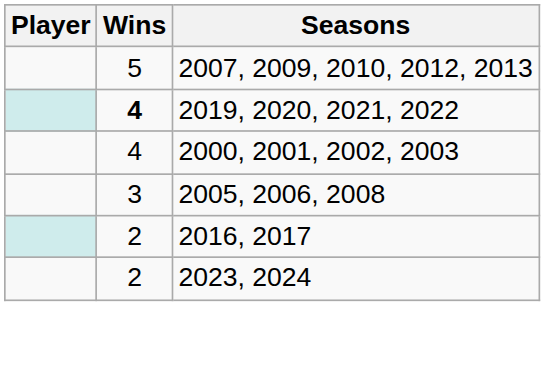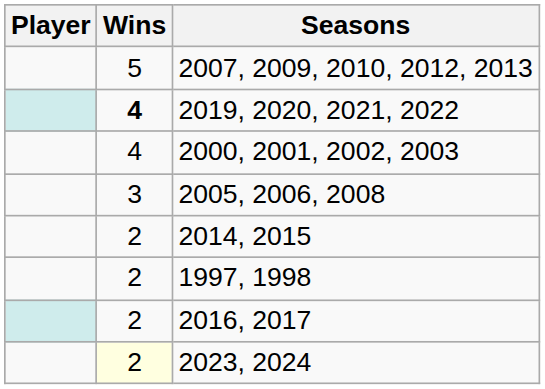+ row: (245, 236)
+ row: (245, 278)
(135, 278) no background -> (135, 362) lightyellow background
